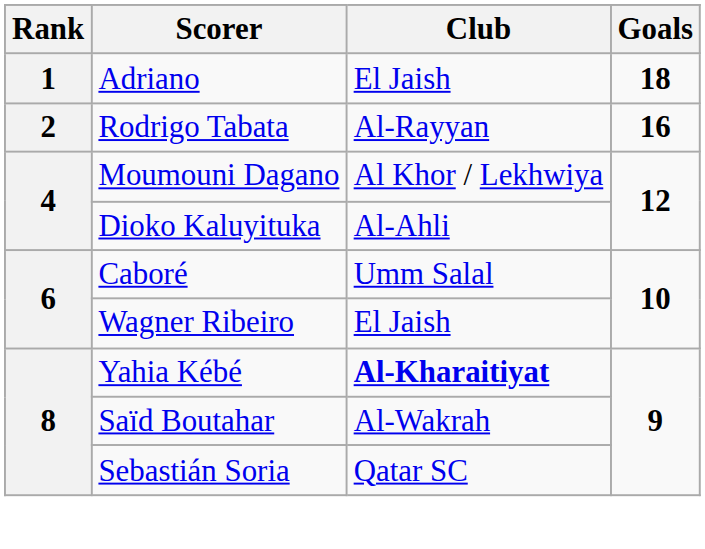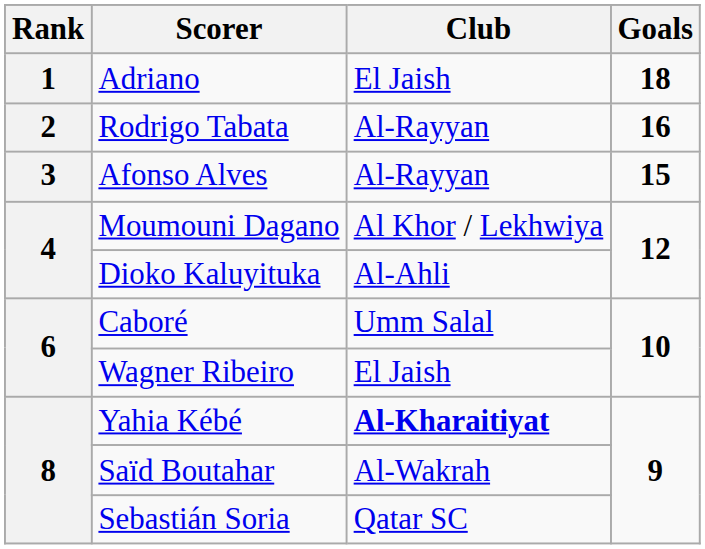+ row: (183, 175)
